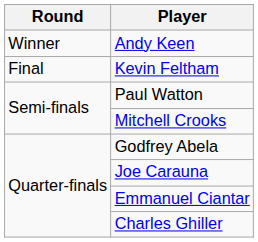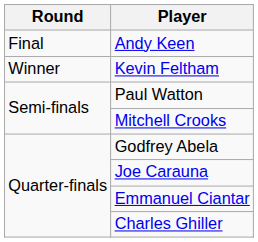(34, 43) Winner -> (26, 43) Final
(26, 69) Final -> (34, 69) Winner
